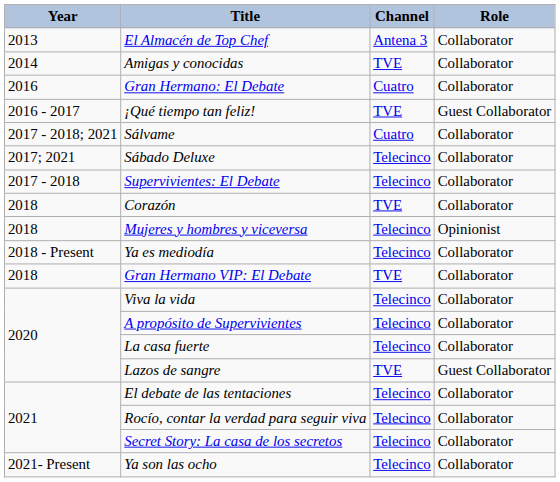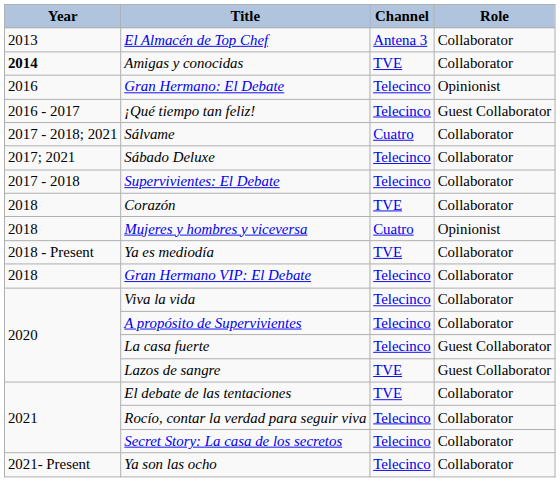(23, 63) normal -> (23, 63) bold
(393, 87) Cuatro -> (402, 87) Telecinco
(475, 87) Collaborator -> (469, 87) Opinionist
(388, 110) TVE -> (402, 110) Telecinco
(402, 228) Telecinco -> (393, 228) Cuatro
(402, 252) Telecinco -> (388, 252) TVE
(388, 275) TVE -> (402, 275) Telecinco
(475, 346) Collaborator -> (494, 346) Guest Collaborator
(402, 393) Telecinco -> (388, 393) TVE
